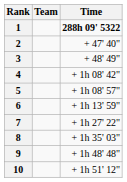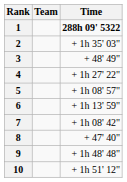(102, 43) + 47' 40" -> (96, 43) + 1h 35' 03"
(96, 75) + 1h 08' 42" -> (96, 75) + 1h 27' 22"
(96, 122) + 1h 27' 22" -> (96, 122) + 1h 08' 42"
(96, 138) + 1h 35' 03" -> (102, 138) + 47' 40"
